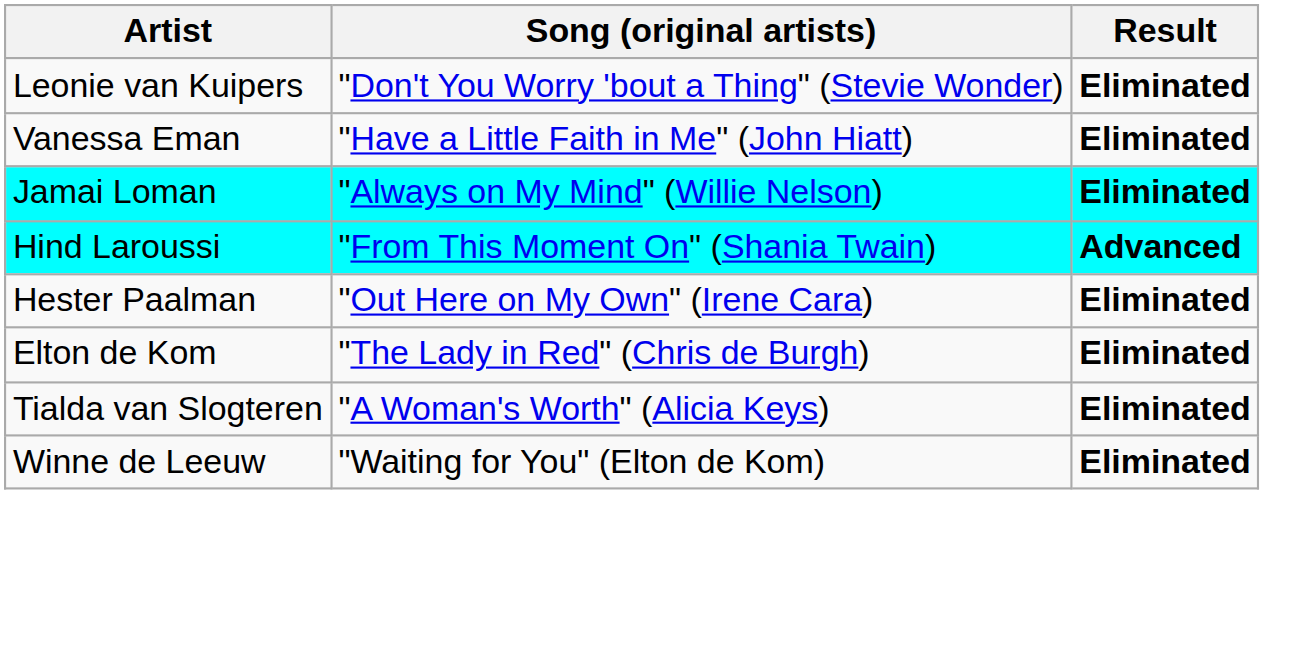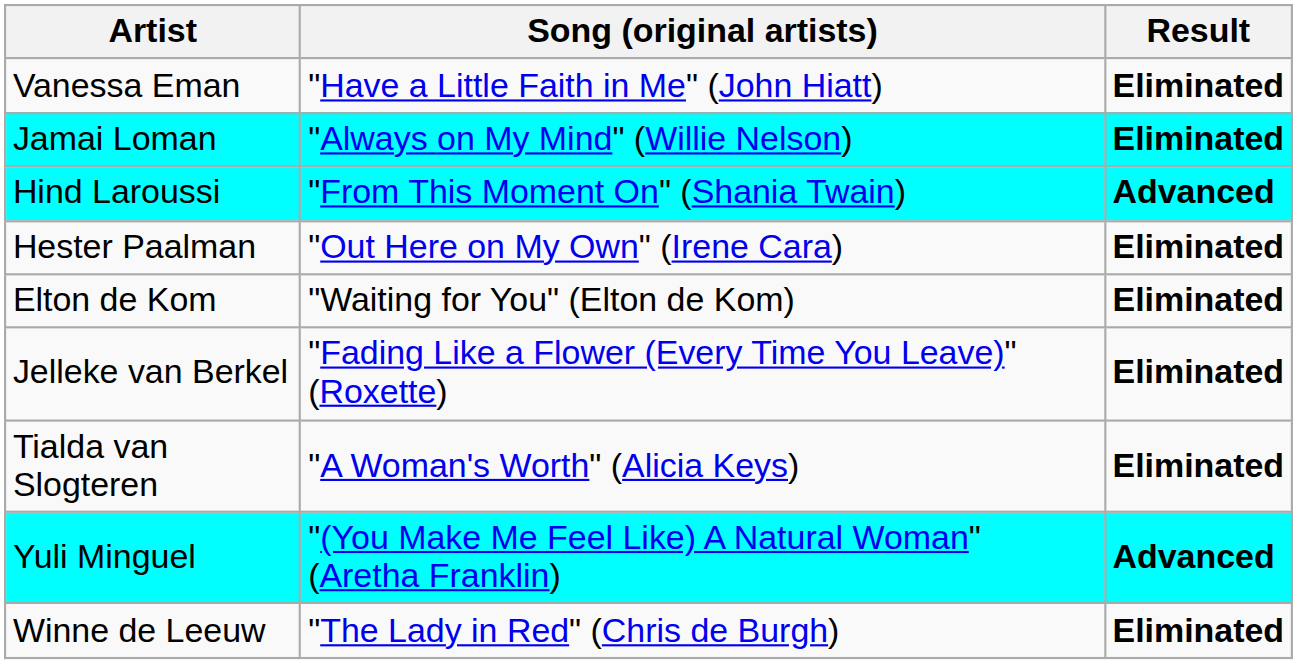- row: (158, 85)
(604, 354) "The Lady in Red" (Chris de Burgh) -> (551, 300) "Waiting for You" (Elton de Kom)
+ row: (151, 373)
+ row: (104, 557)
(582, 461) "Waiting for You" (Elton de Kom) -> (574, 630) "The Lady in Red" (Chris de Burgh)
